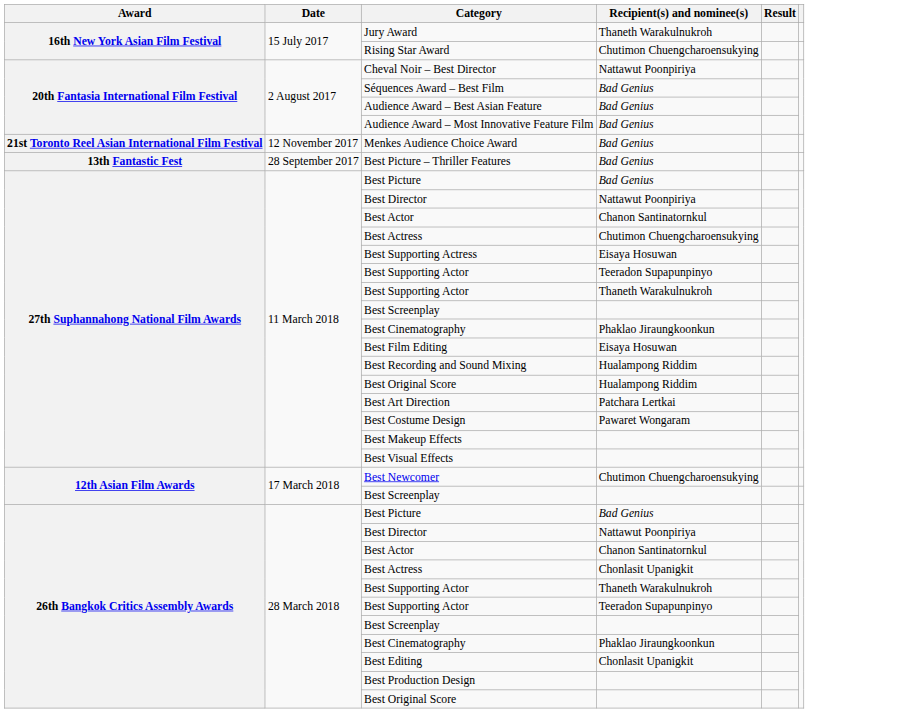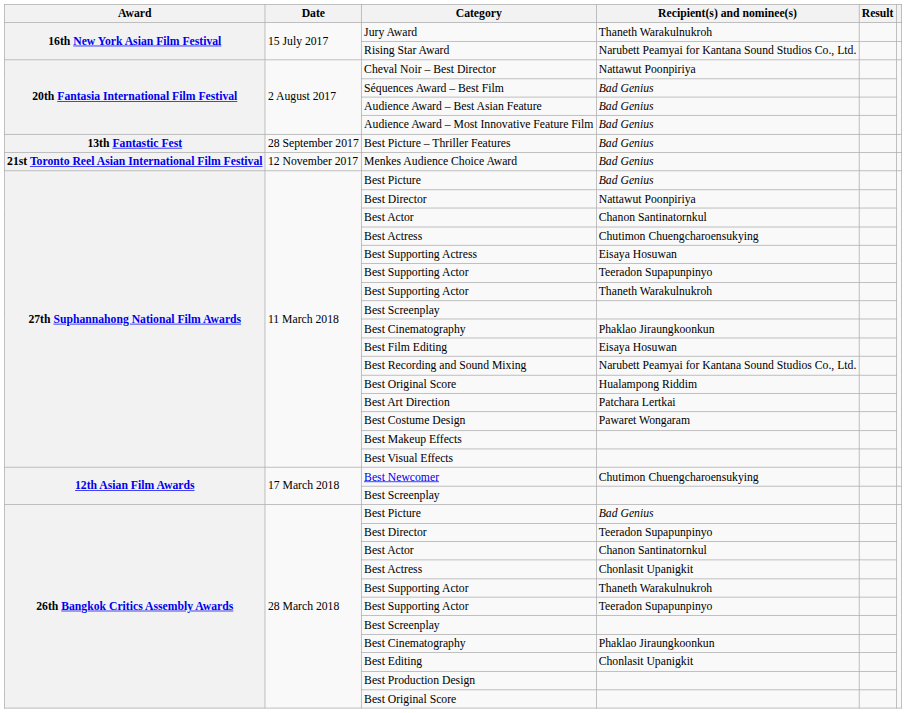(679, 50) Chutimon Chuengcharoensukying -> (728, 50) Narubett Peamyai for Kantana Sound Studios Co., Ltd.
rows swapped: (135, 161) <-> (135, 143)
(648, 365) Hualampong Riddim -> (728, 365) Narubett Peamyai for Kantana Sound Studios Co., Ltd.
(647, 532) Nattawut Poonpiriya -> (656, 532) Teeradon Supapunpinyo
